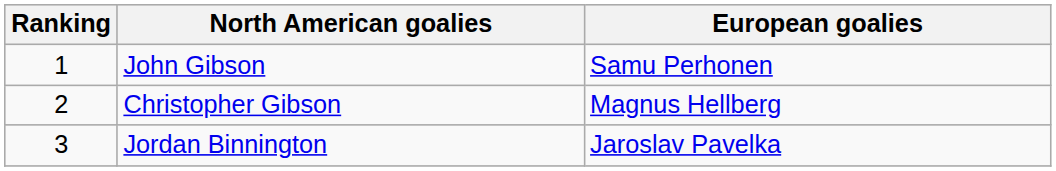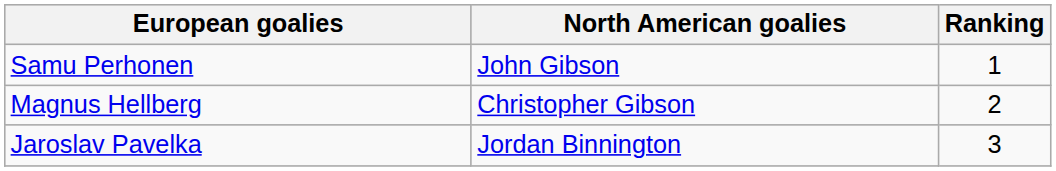columns swapped: (61, 24) <-> (818, 24)
